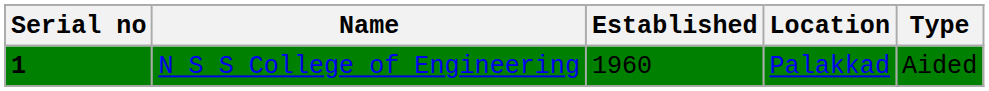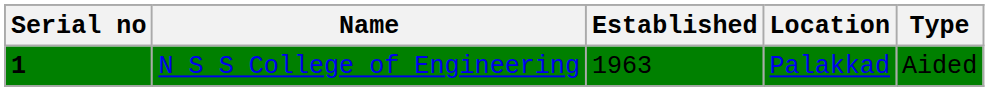(622, 66) 1960 -> (622, 66) 1963
